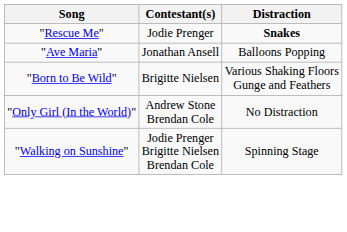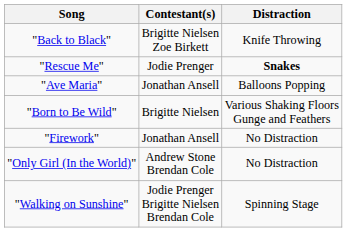+ row: (72, 40)
+ row: (72, 137)
